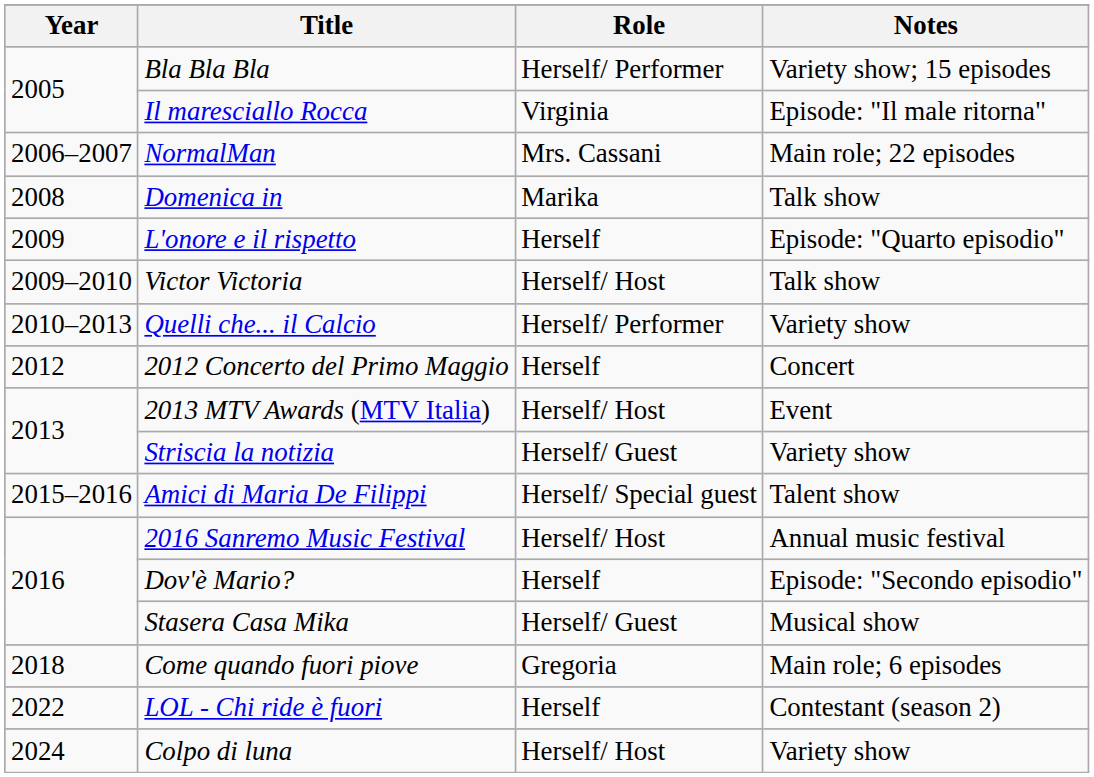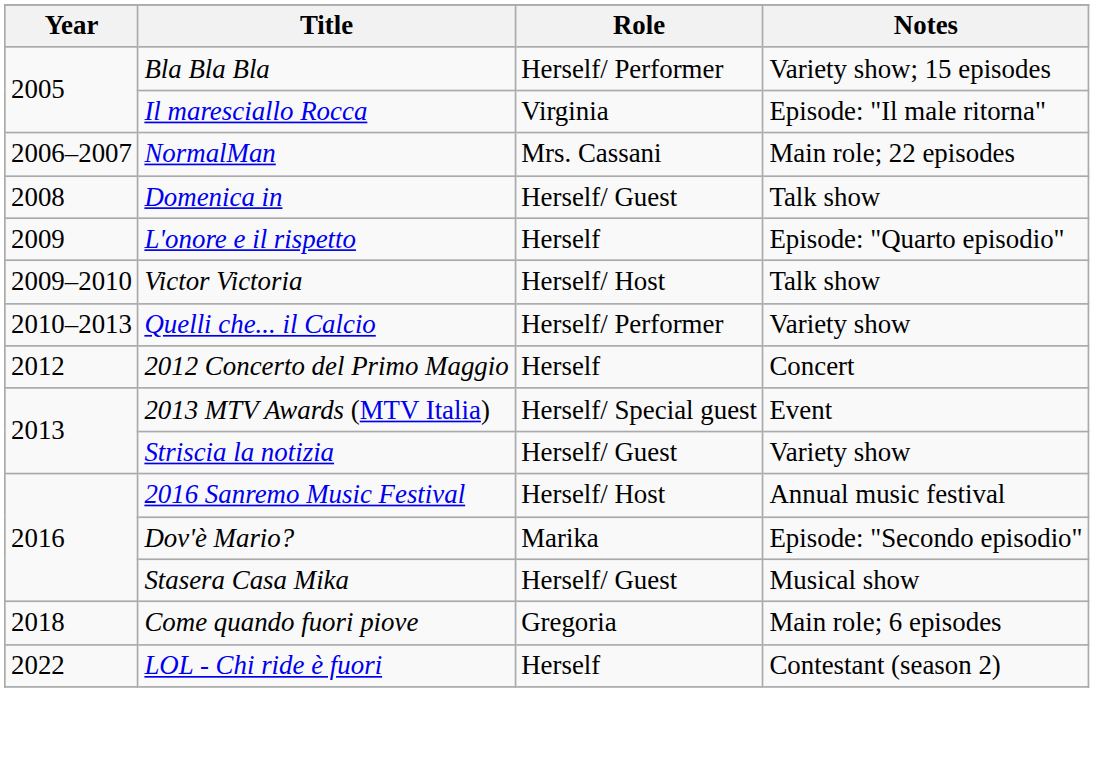(560, 196) Marika -> (599, 196) Herself/ Guest
(593, 409) Herself/ Host -> (639, 409) Herself/ Special guest
- row: (285, 494)
(561, 580) Herself -> (560, 537) Marika
- row: (218, 750)
